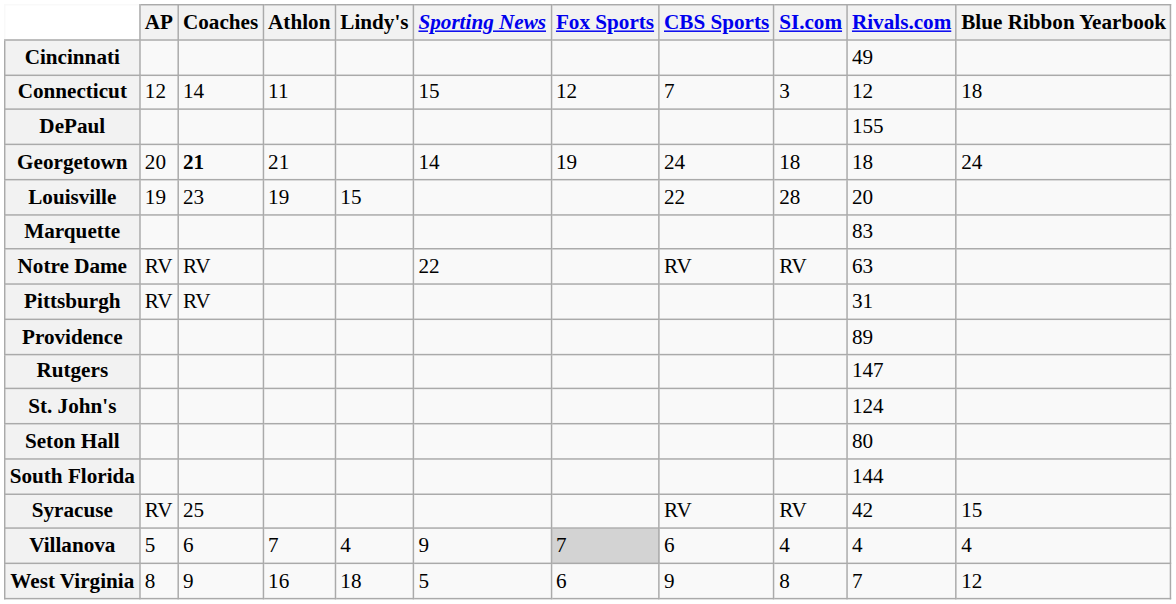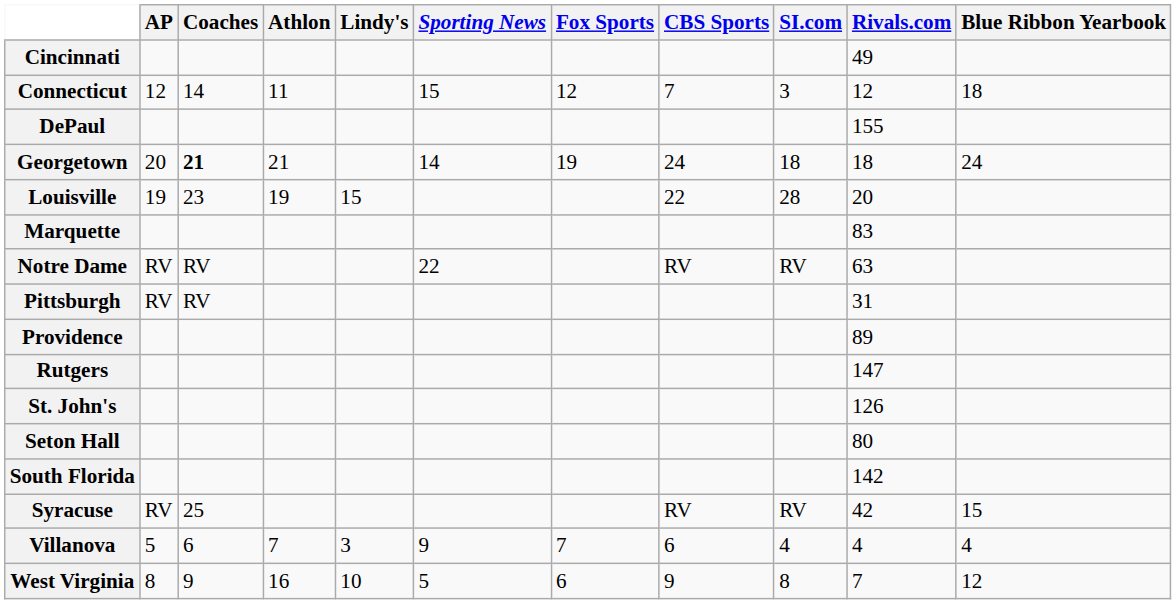(868, 406) 124 -> (868, 406) 126
(868, 476) 144 -> (868, 476) 142
(346, 546) 4 -> (346, 546) 3
(561, 546) lightgrey background -> (561, 546) no background
(351, 580) 18 -> (351, 580) 10
